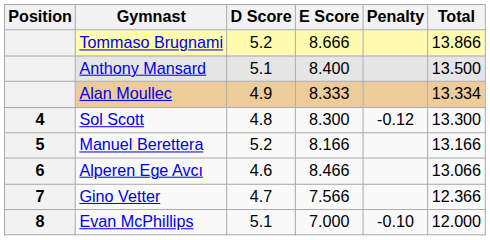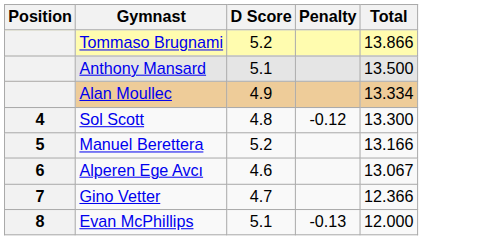- column: (329, 17)
(456, 171) 13.066 -> (389, 171) 13.067
(395, 222) -0.10 -> (328, 222) -0.13
